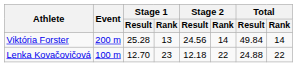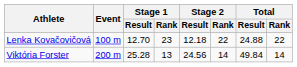rows swapped: (49, 55) <-> (38, 40)
